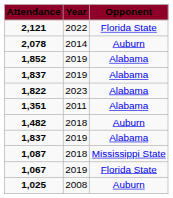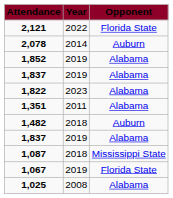(129, 185) Auburn -> (129, 185) Alabama
